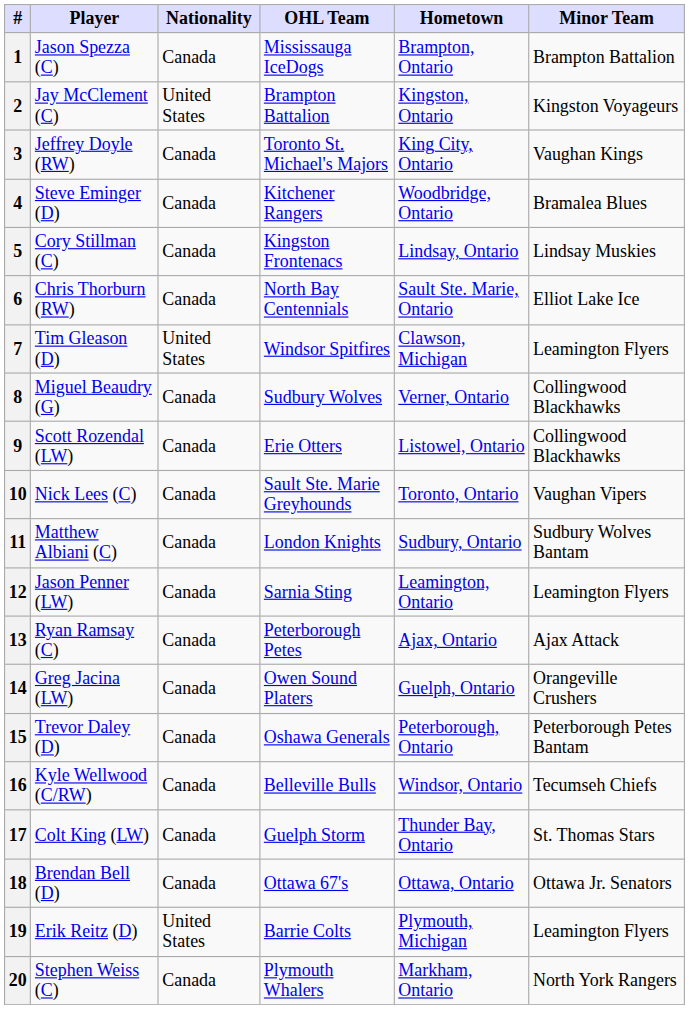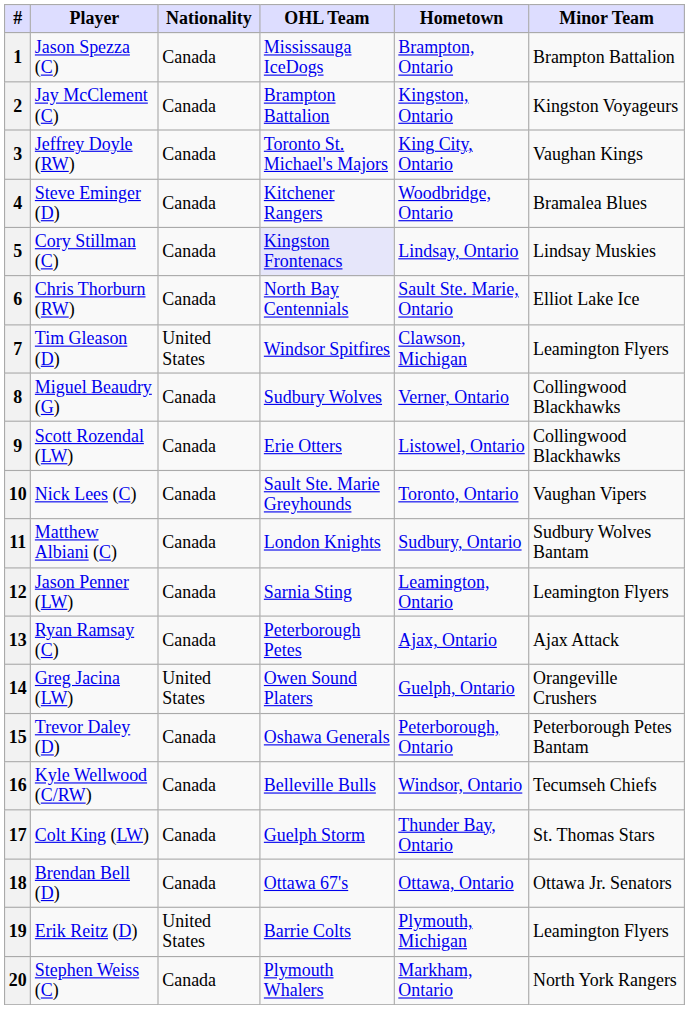(187, 105) United States -> (189, 105) Canada
(303, 251) no background -> (303, 251) lavender background
(189, 688) Canada -> (187, 688) United States
